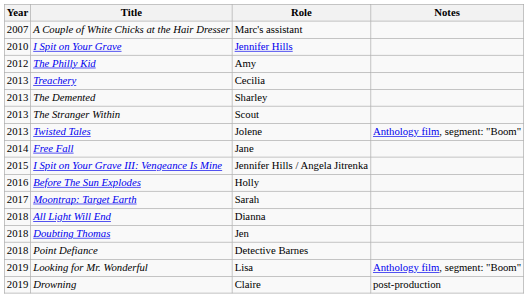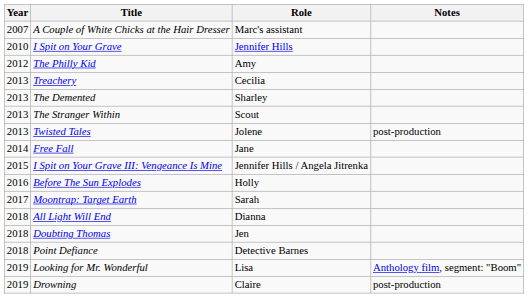(447, 132) Anthology film, segment: "Boom" -> (407, 132) post-production
